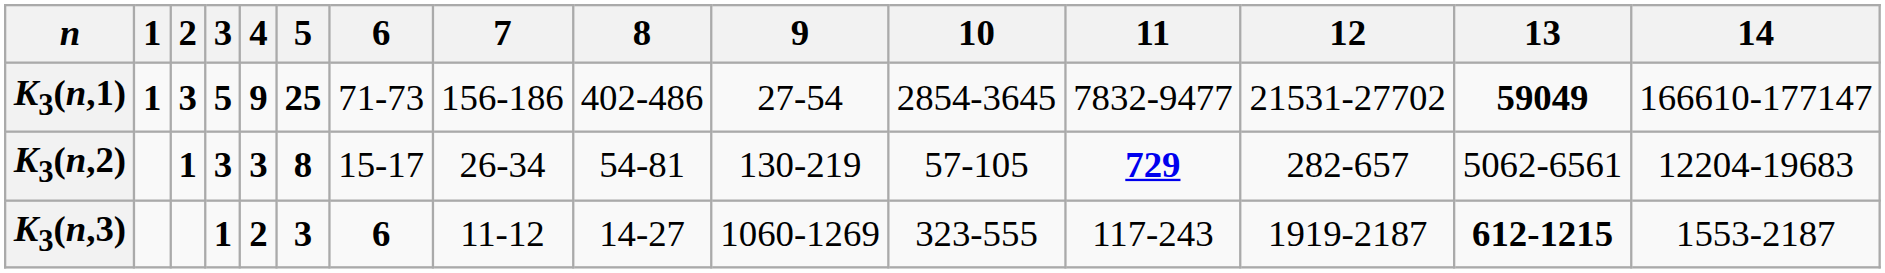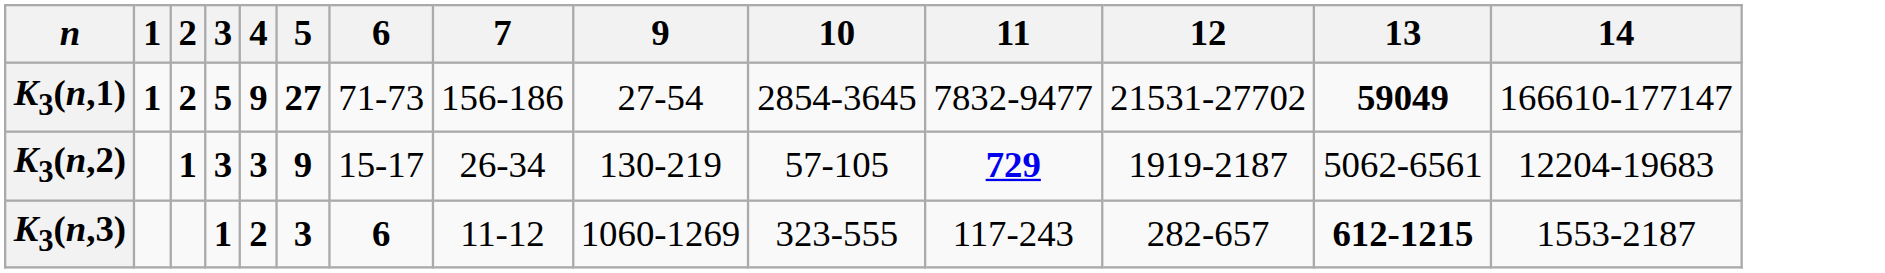- column: (642, 33)
(188, 96) 3 -> (188, 96) 2
(303, 96) 25 -> (303, 96) 27
(303, 164) 8 -> (303, 164) 9
(1348, 164) 282-657 -> (1208, 164) 1919-2187
(1348, 232) 1919-2187 -> (1208, 232) 282-657
